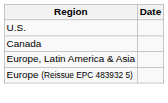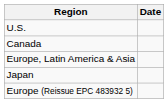+ row: (20, 75)
